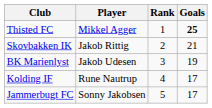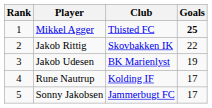columns swapped: (163, 12) <-> (40, 12)
(192, 45) 21 -> (192, 45) 22
